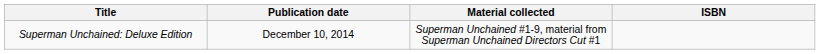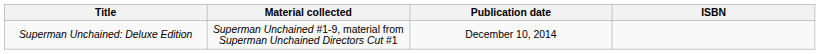columns swapped: (511, 12) <-> (308, 12)
